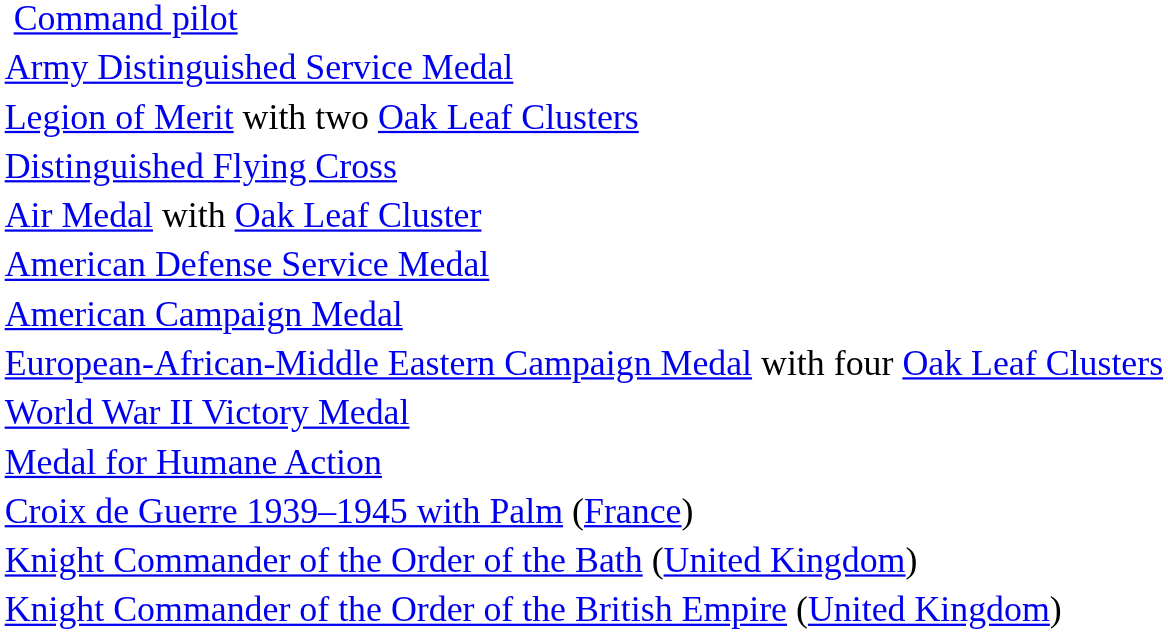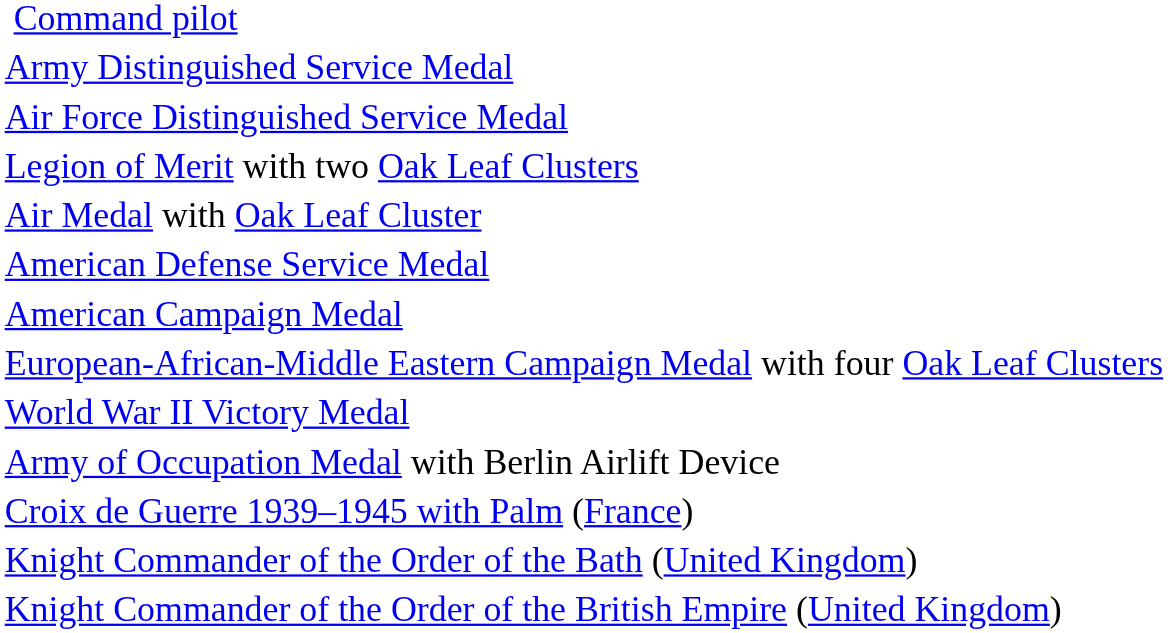+ row: (286, 116)
- row: (201, 166)
+ row: (392, 461)
- row: (193, 461)
